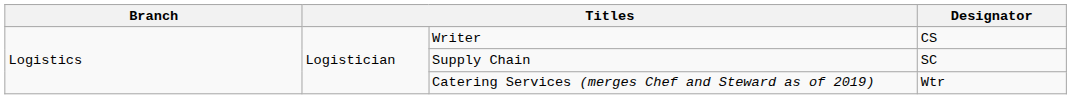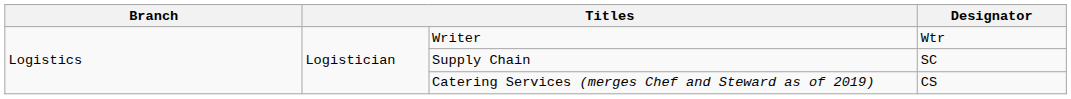(929, 38) CS -> (933, 38) Wtr
(933, 82) Wtr -> (929, 82) CS
